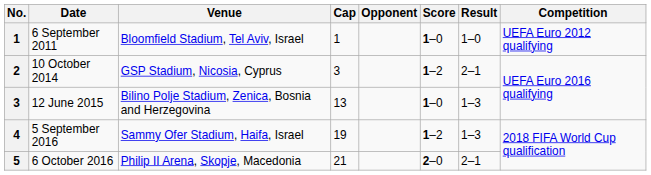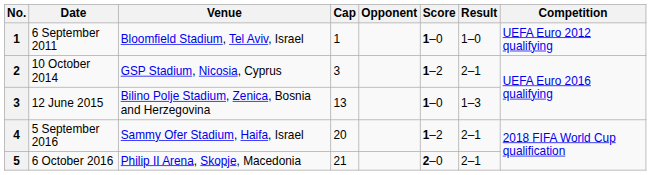(340, 135) 19 -> (340, 135) 20
(471, 135) 1–3 -> (471, 135) 2–1
